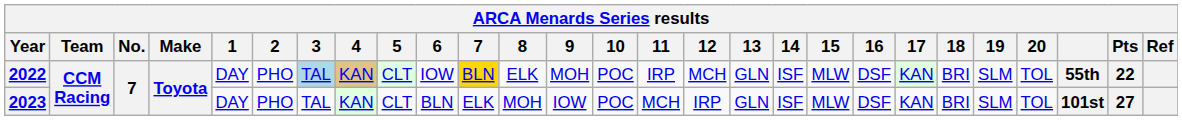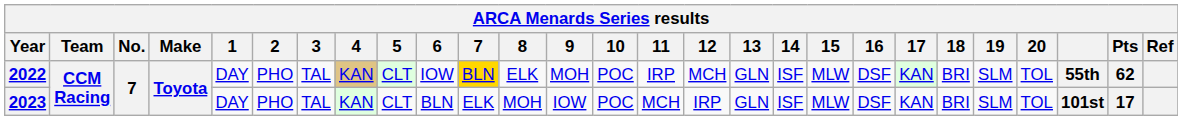(316, 74) lightblue background -> (316, 74) no background
(1125, 74) 22 -> (1125, 74) 62
(1125, 102) 27 -> (1125, 102) 17
